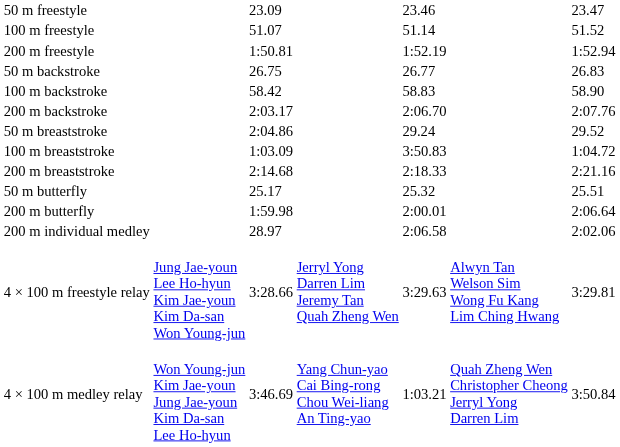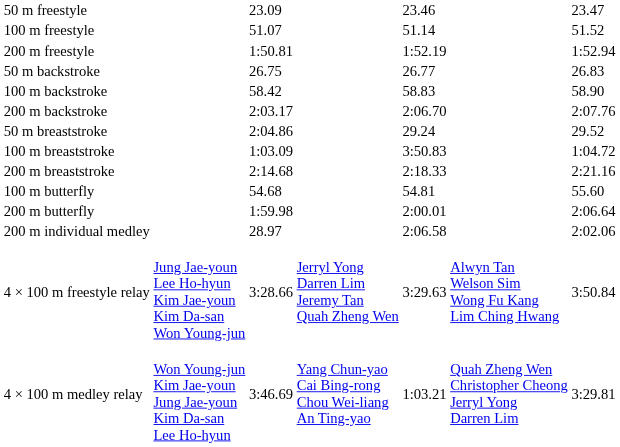- row: (45, 191)
+ row: (49, 191)
(594, 292) 3:29.81 -> (594, 292) 3:50.84
(594, 394) 3:50.84 -> (594, 394) 3:29.81
